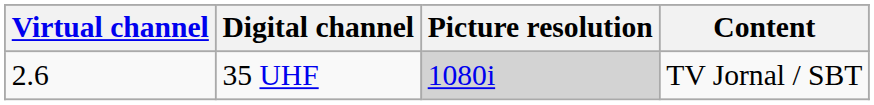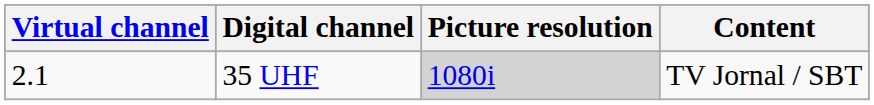(30, 74) 2.6 -> (30, 74) 2.1
